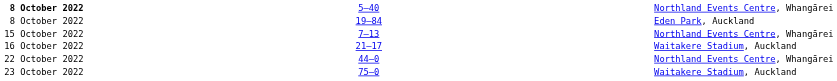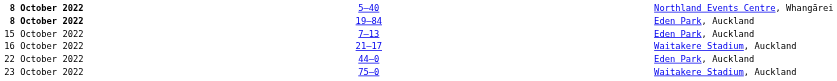(47, 21) normal -> (47, 21) bold
(744, 34) Northland Events Centre, Whangārei -> (704, 34) Eden Park, Auckland
(744, 59) Northland Events Centre, Whangārei -> (704, 59) Eden Park, Auckland
